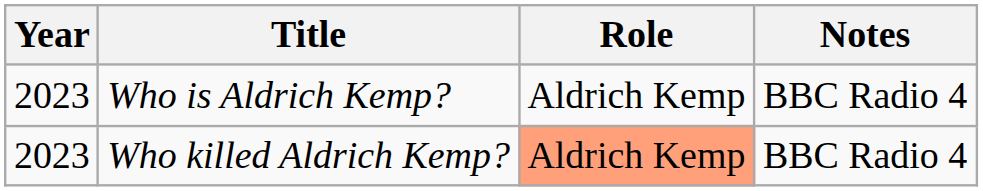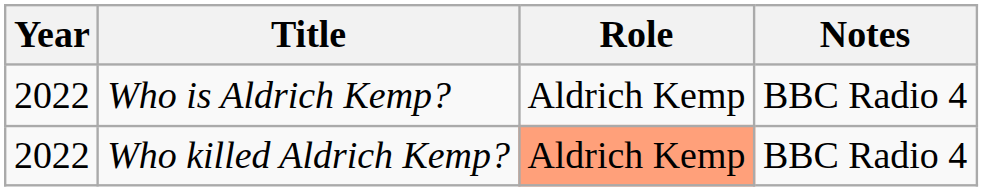(52, 94) 2023 -> (52, 94) 2022
(52, 154) 2023 -> (52, 154) 2022
